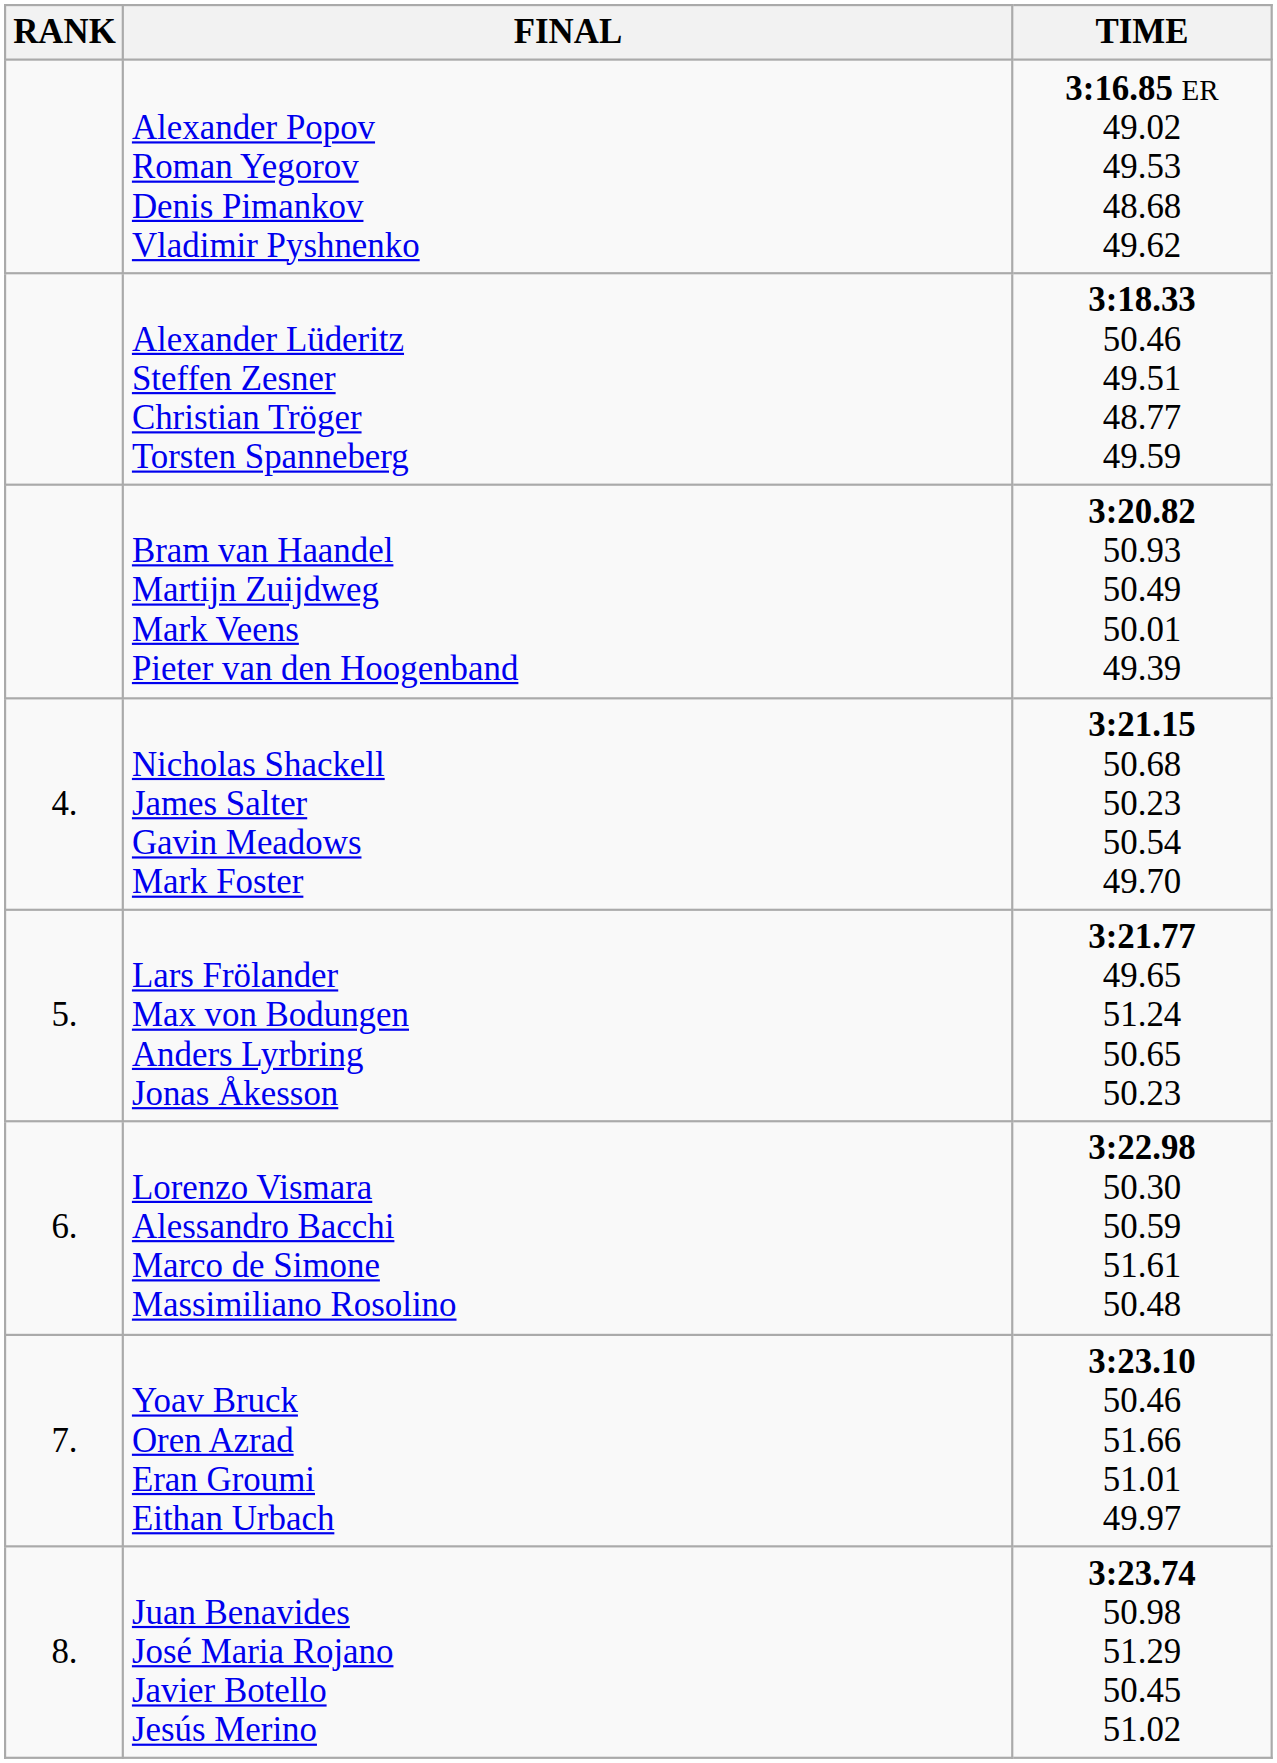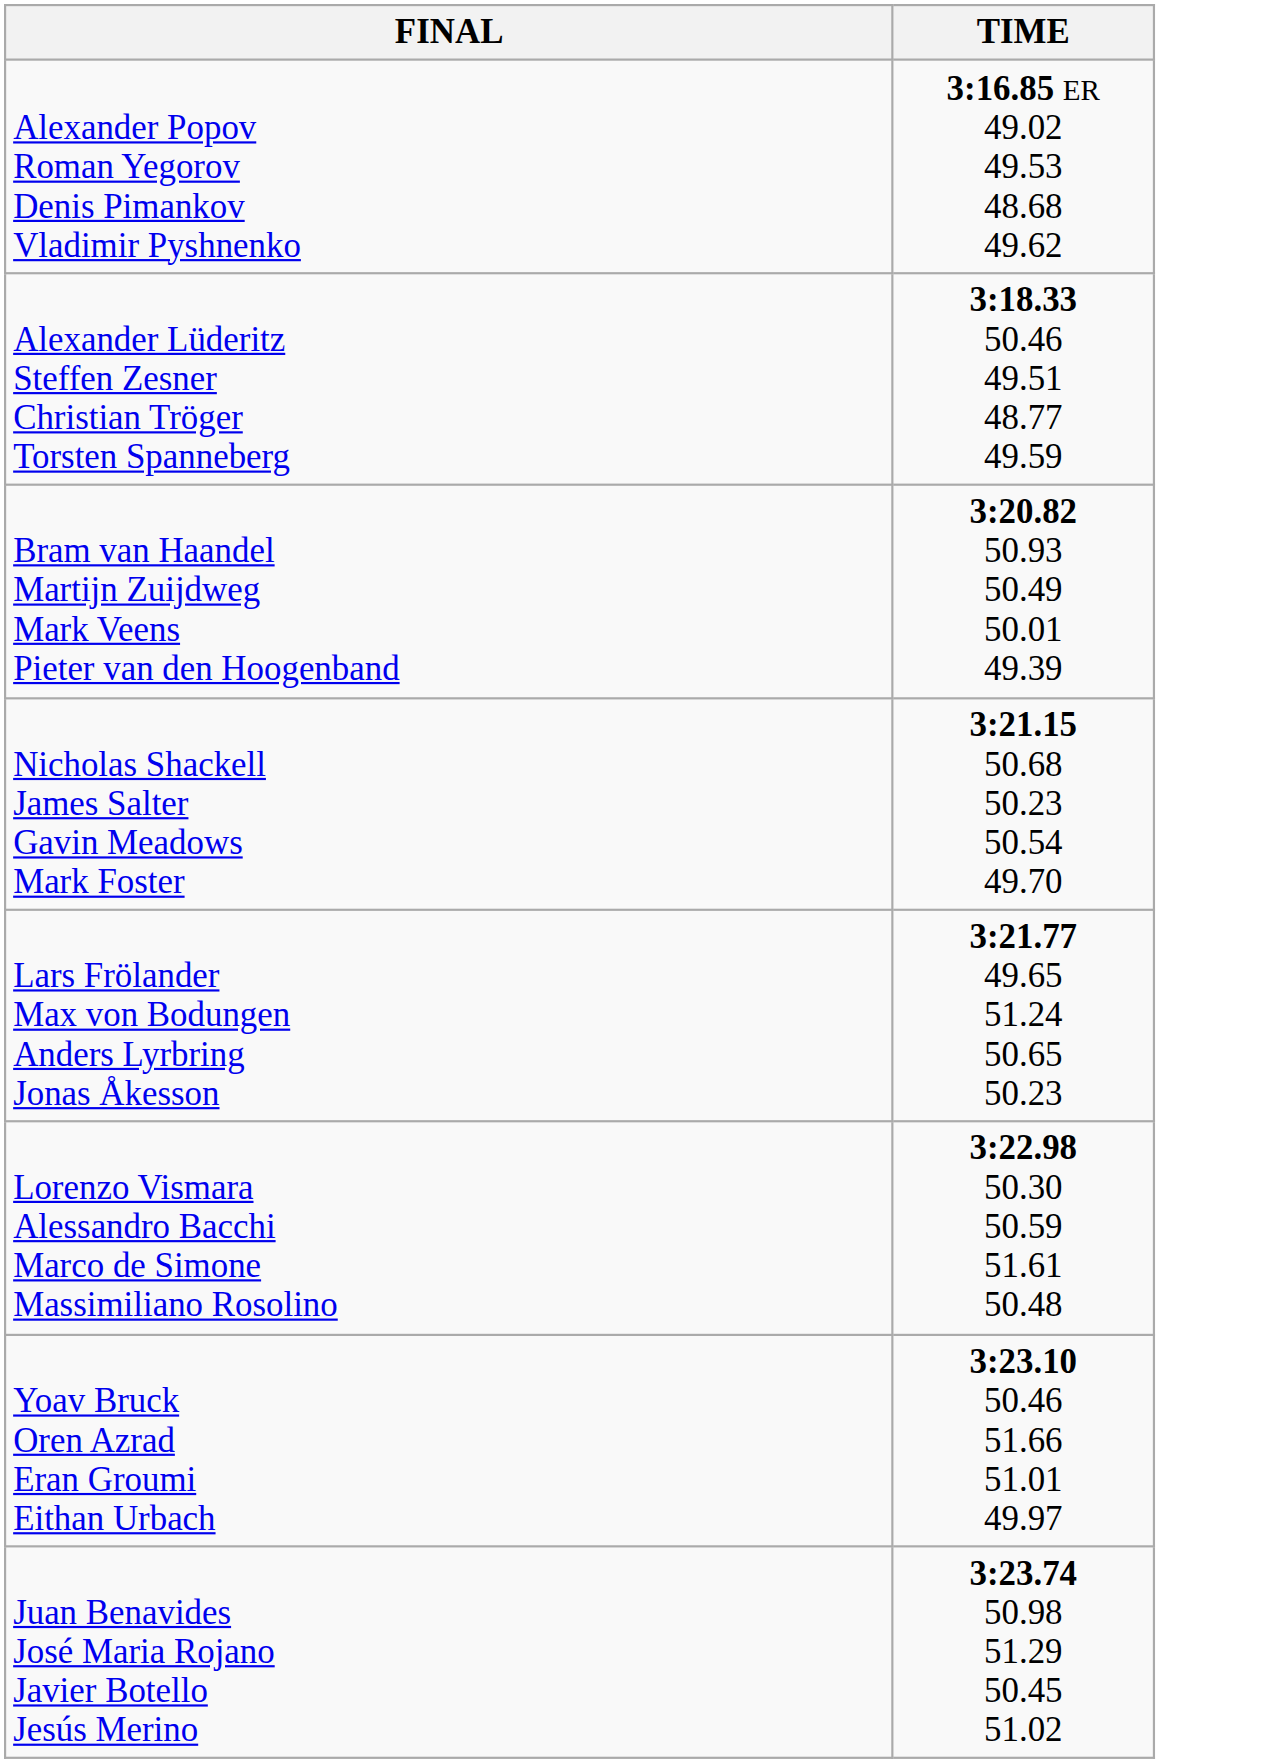- column: (64, 32)
